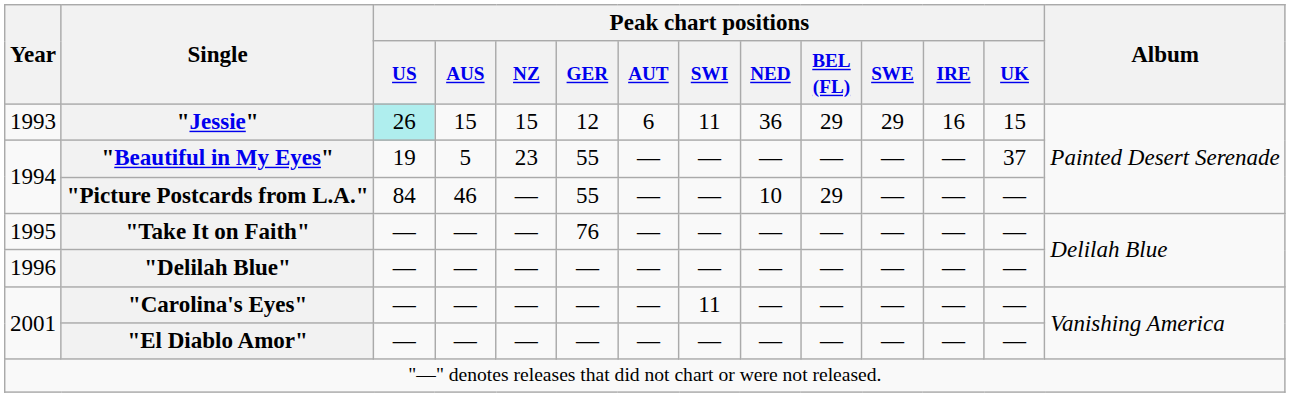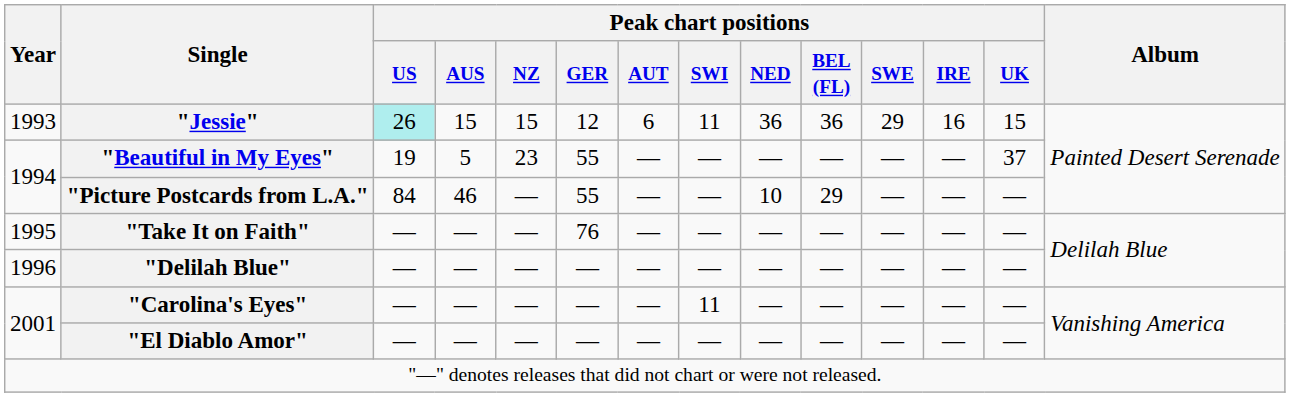(831, 121) 29 -> (831, 121) 36
